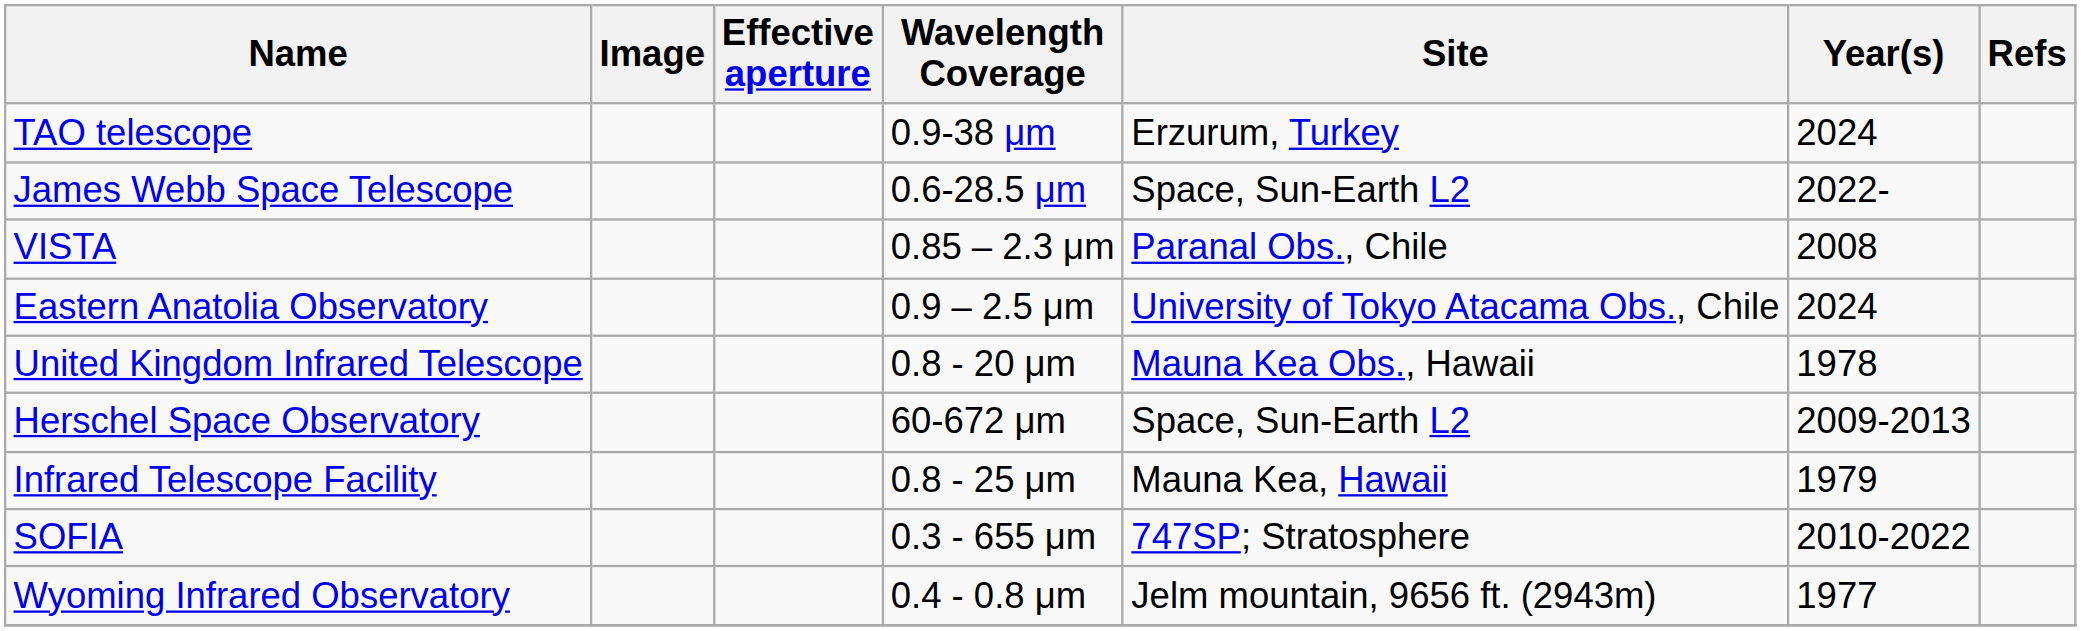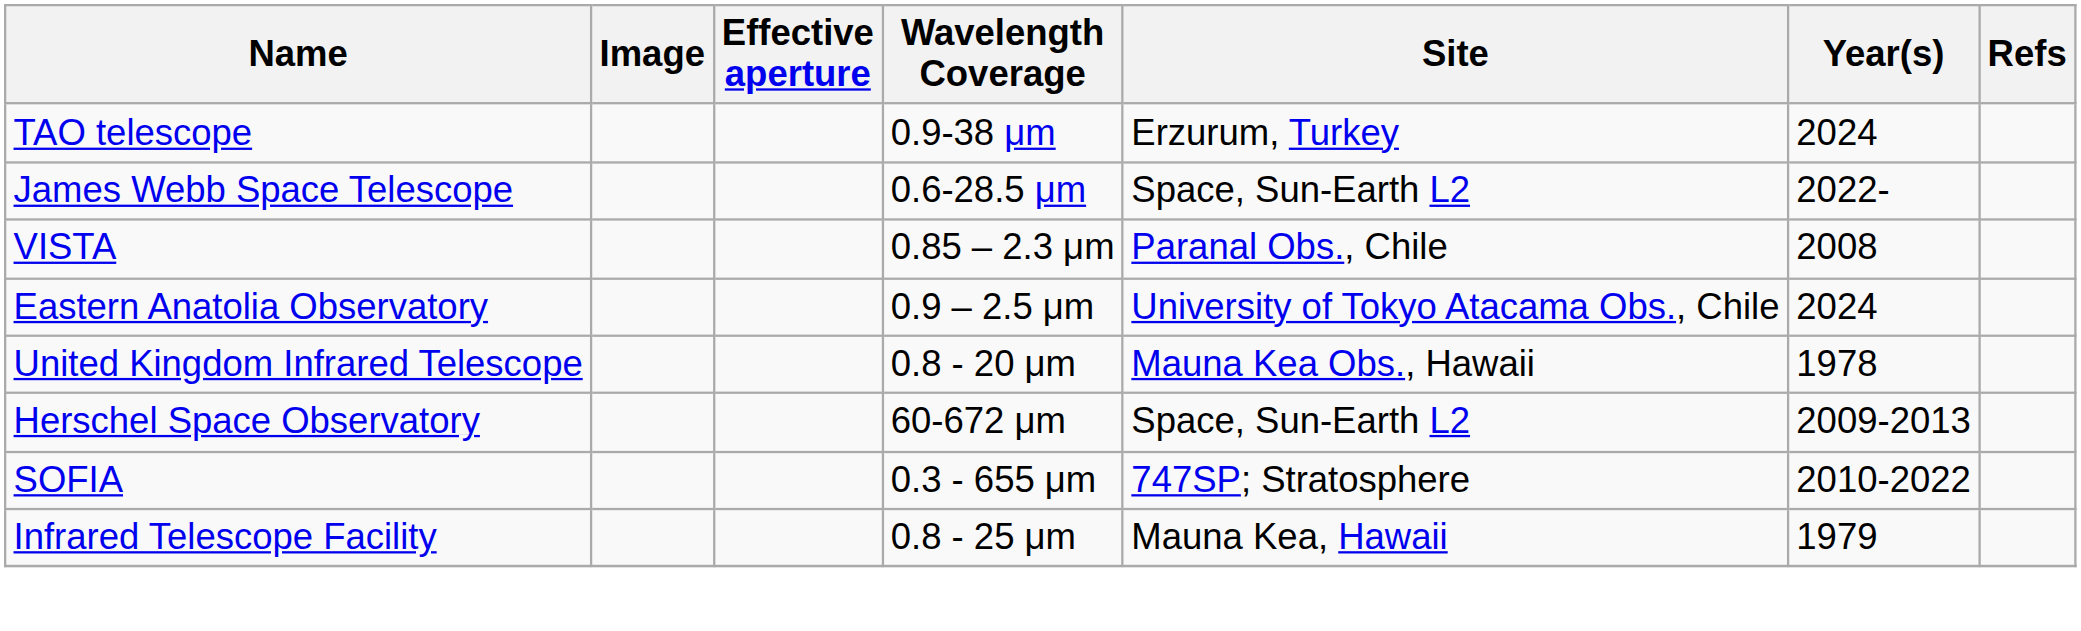rows swapped: (225, 479) <-> (68, 537)
- row: (262, 595)
